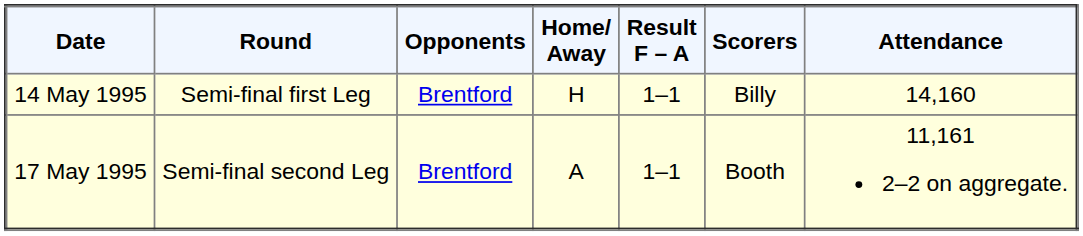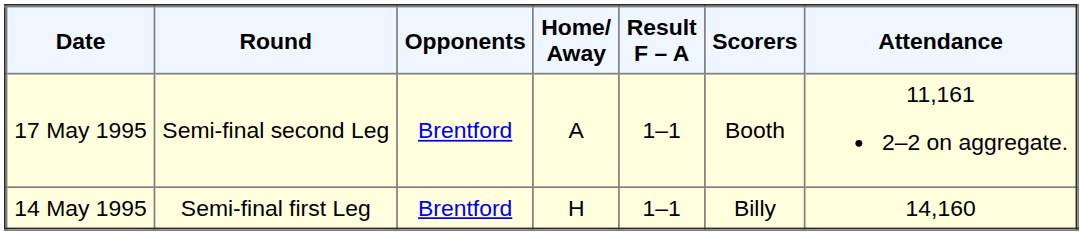rows swapped: (81, 94) <-> (81, 171)
